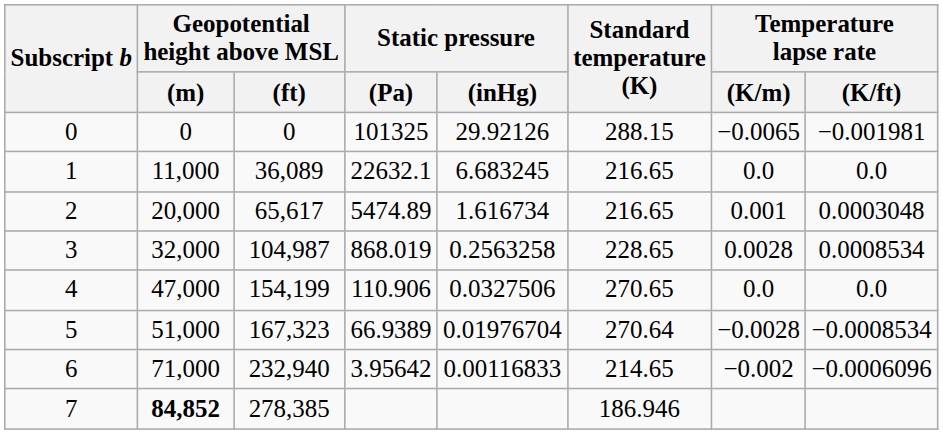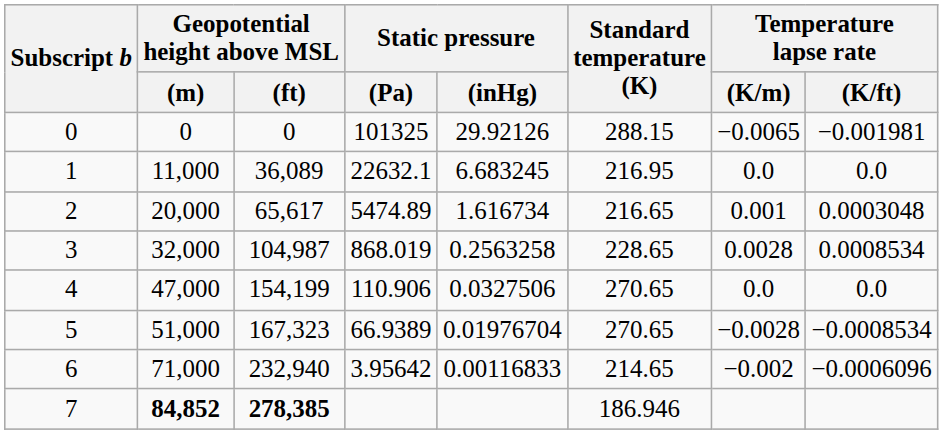(639, 171) 216.65 -> (639, 171) 216.95
(639, 329) 270.64 -> (639, 329) 270.65
(289, 408) normal -> (289, 408) bold
